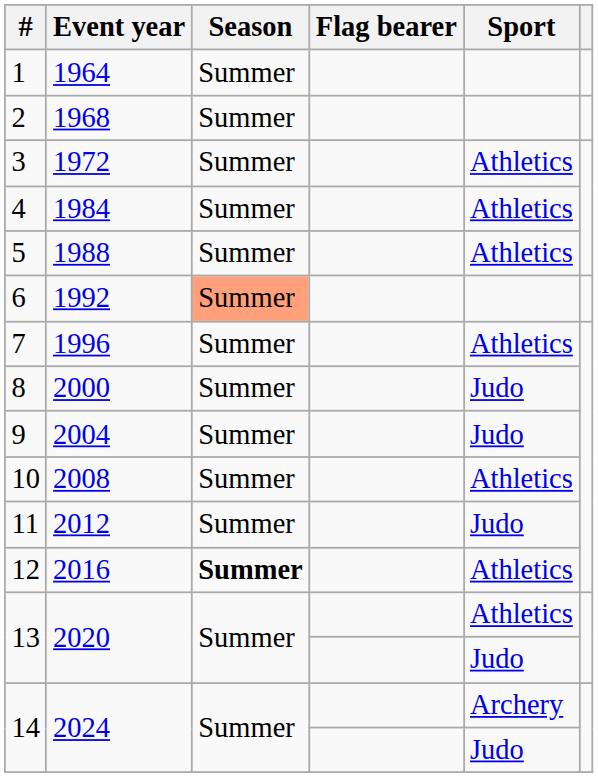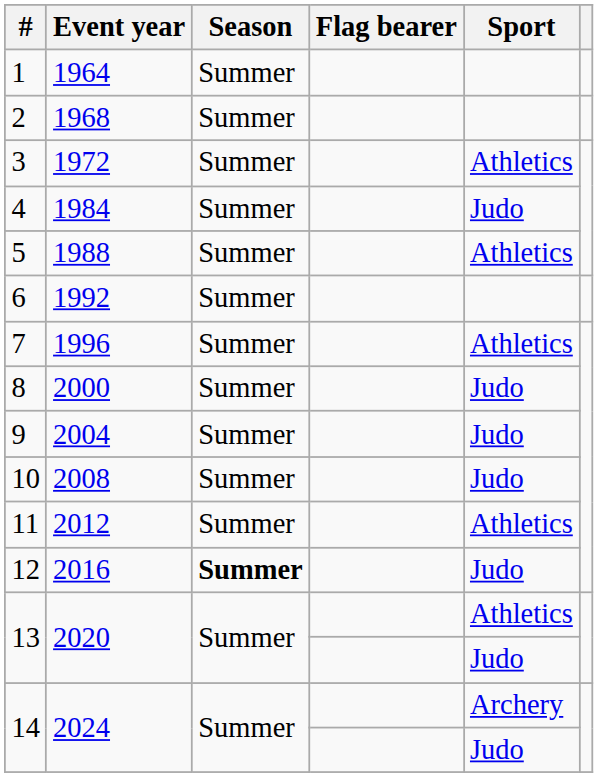(521, 207) Athletics -> (497, 207) Judo
(247, 298) lightsalmon background -> (247, 298) no background
(521, 478) Athletics -> (497, 478) Judo
(497, 523) Judo -> (521, 523) Athletics
(521, 569) Athletics -> (497, 569) Judo
